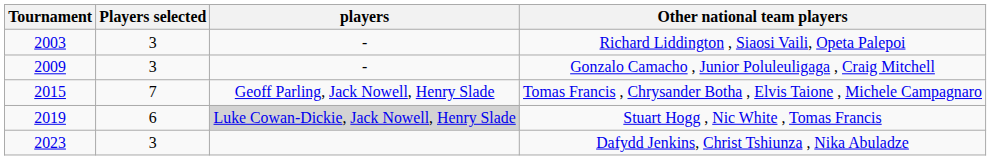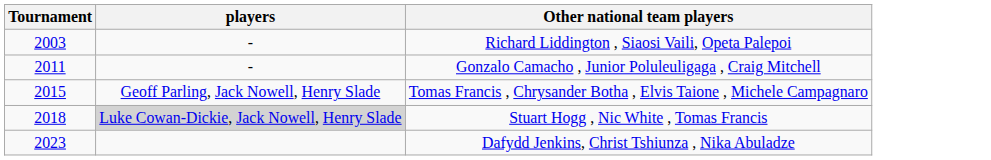- column: (153, 17)
(50, 67) 2009 -> (50, 67) 2011
(50, 117) 2019 -> (50, 117) 2018
